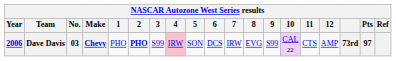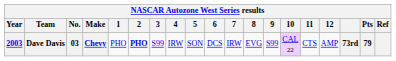(14, 44) 2006 -> (14, 44) 2003
(175, 44) pink background -> (175, 44) no background
(367, 44) 97 -> (367, 44) 79
